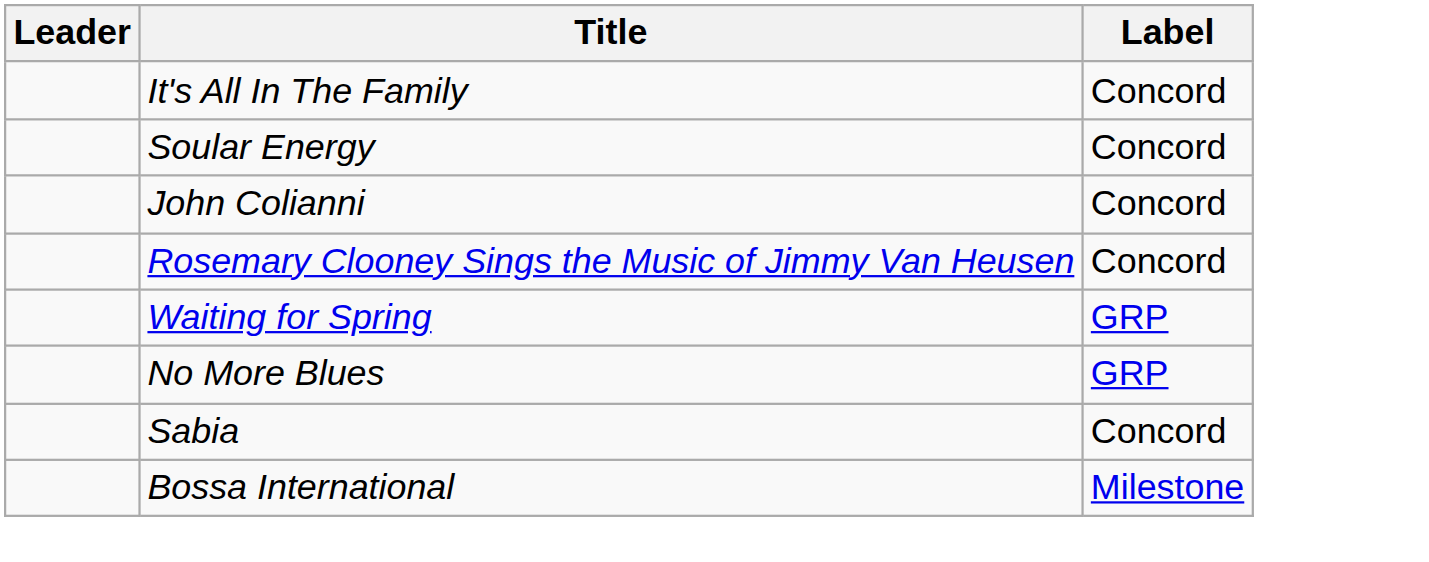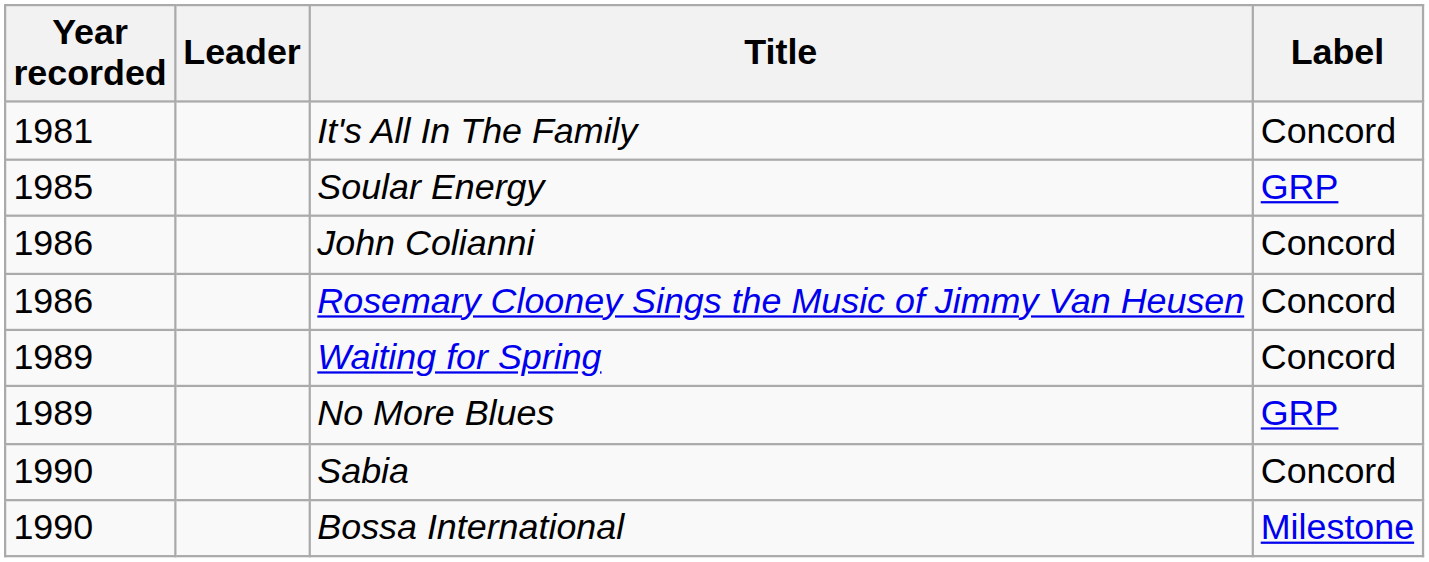+ column: (90, 53)
(1159, 146) Concord -> (1300, 186) GRP
(1130, 317) GRP -> (1328, 357) Concord
